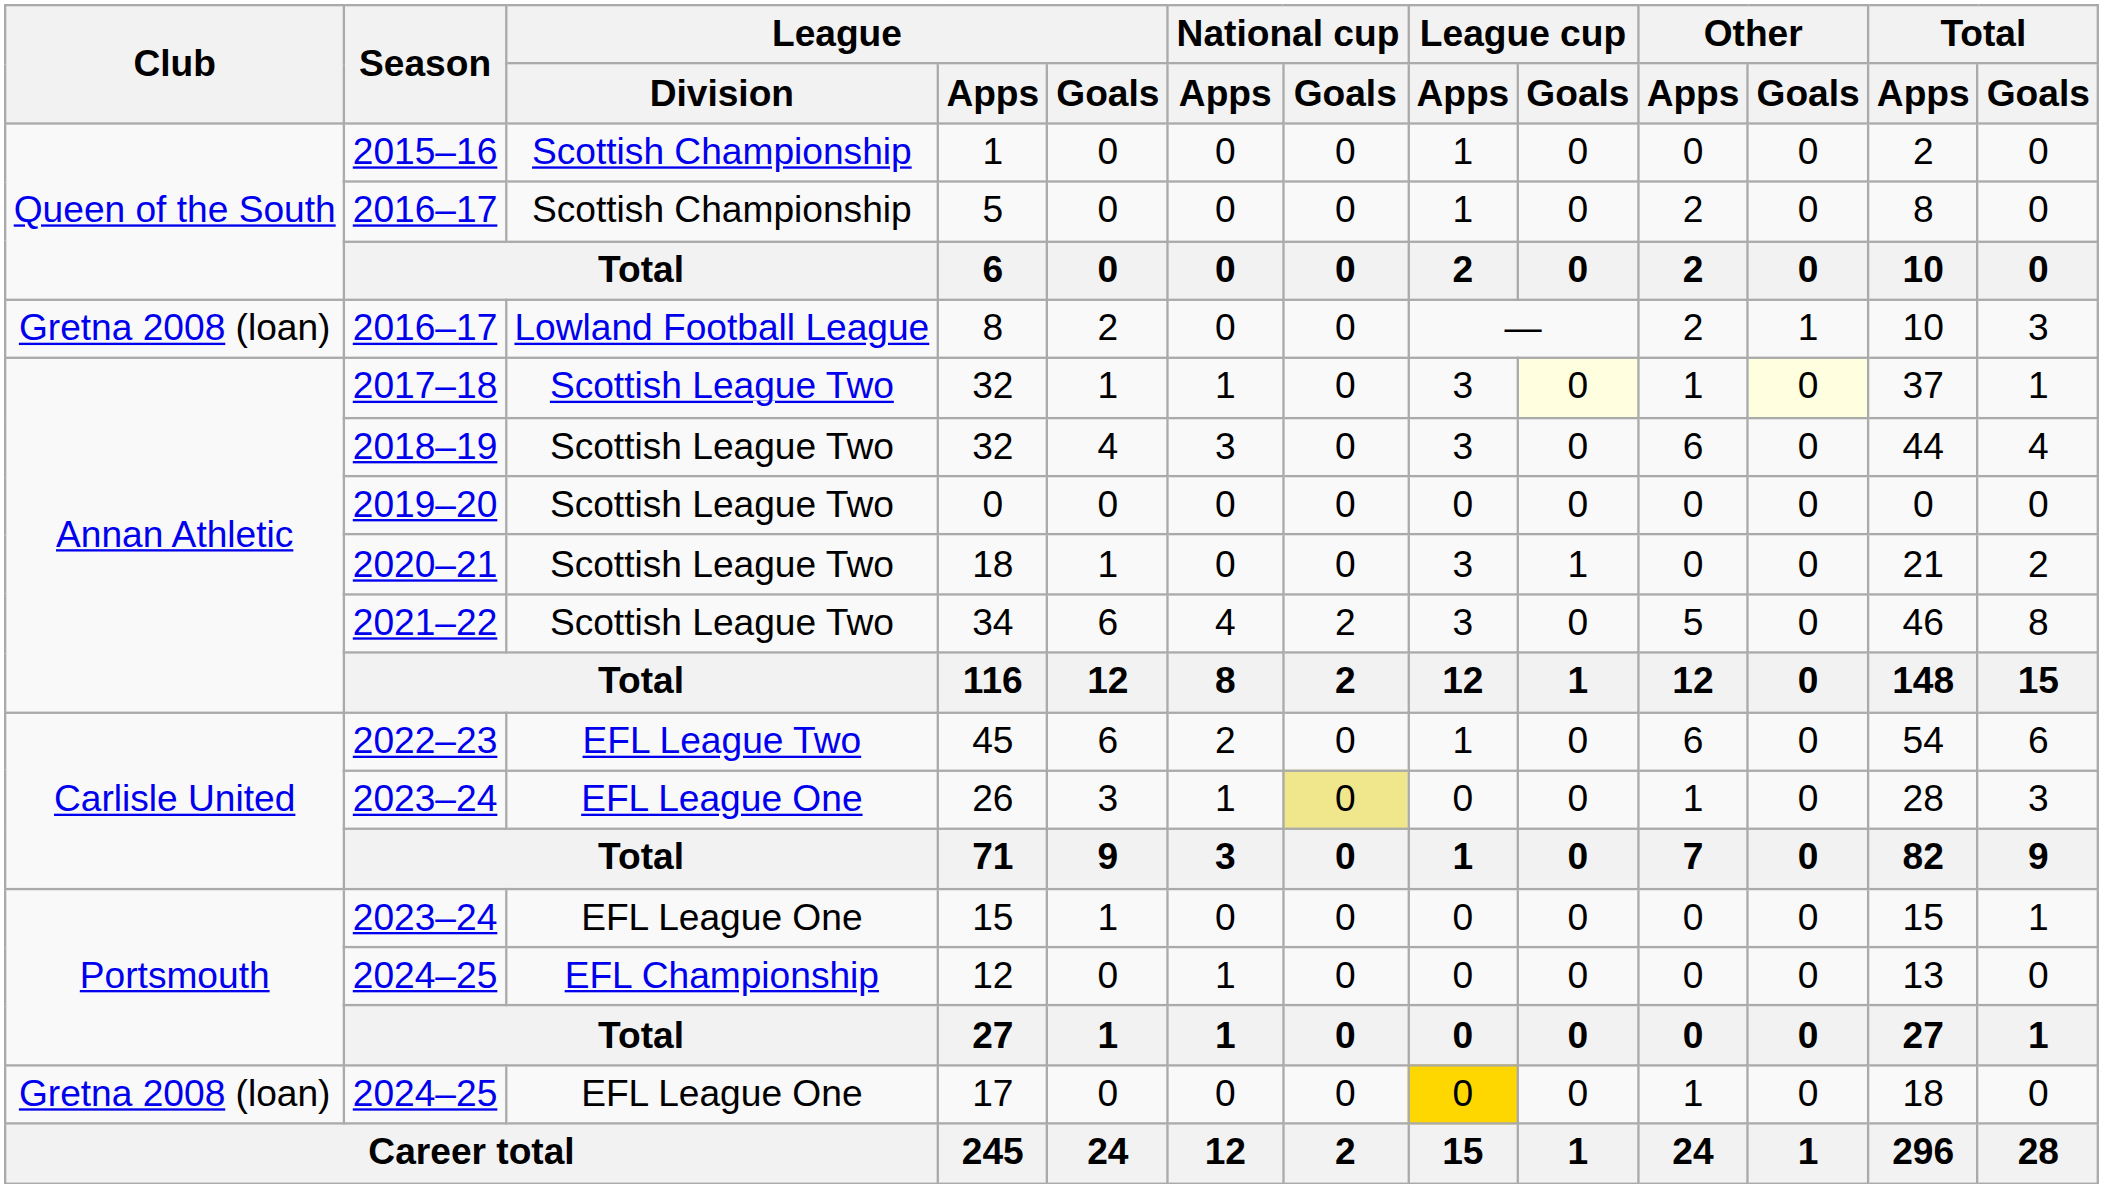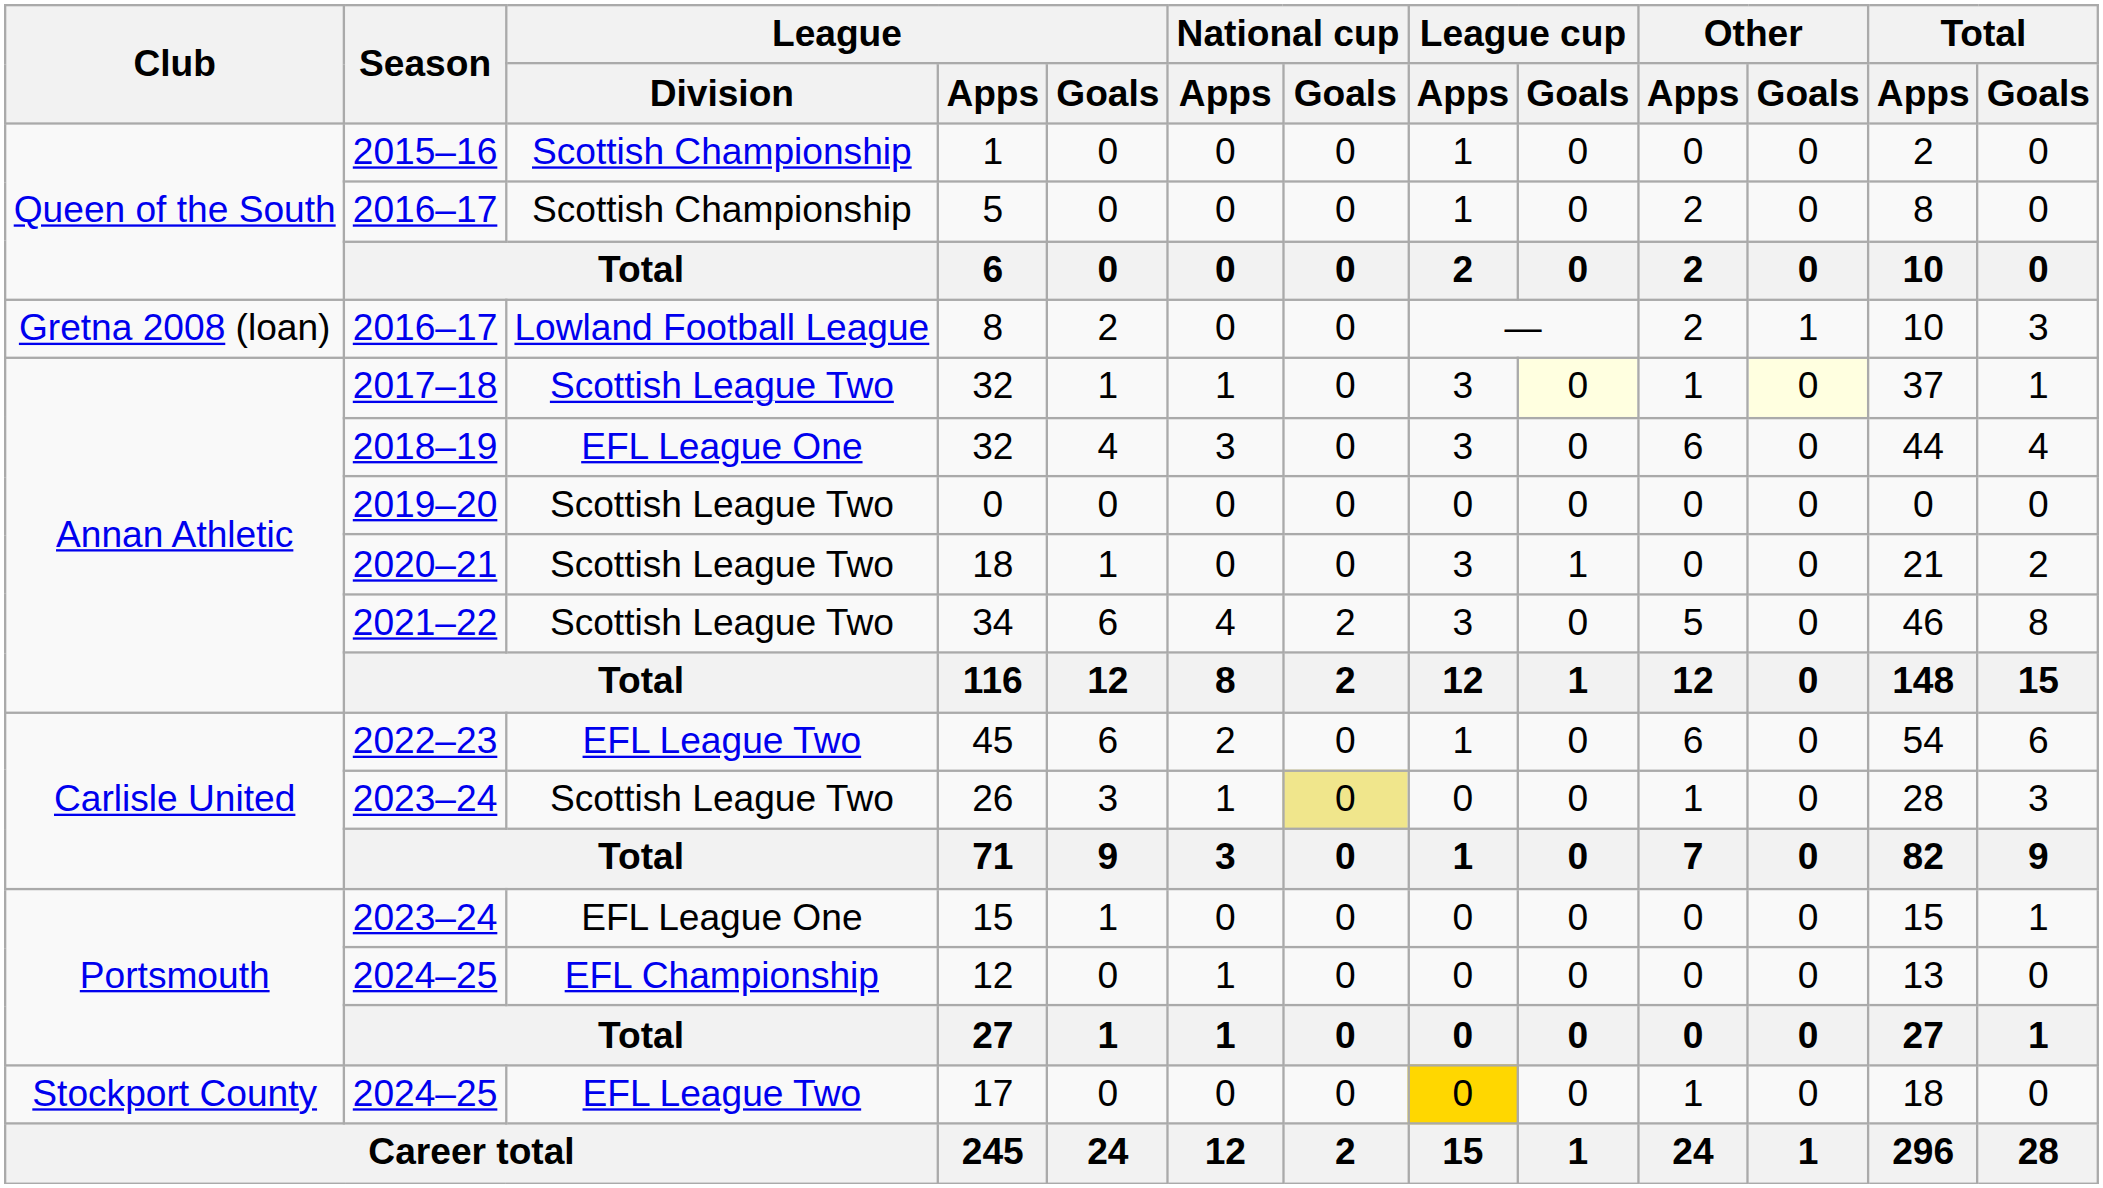(722, 446) Scottish League Two -> (722, 446) EFL League One
(722, 799) EFL League One -> (722, 799) Scottish League Two
(175, 1093) Gretna 2008 (loan) -> (175, 1093) Stockport County
(722, 1093) EFL League One -> (722, 1093) EFL League Two
